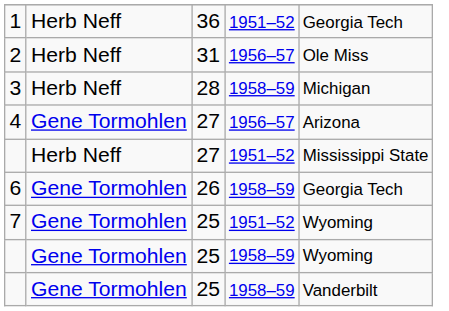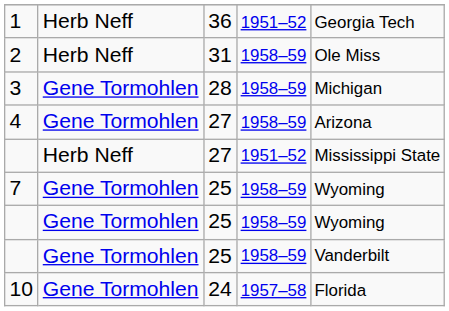(262, 55) 1956–57 -> (274, 55) 1958–59
(76, 88) Herb Neff -> (121, 88) Gene Tormohlen
(262, 122) 1956–57 -> (274, 122) 1958–59
- row: (15, 188)
(262, 222) 1951–52 -> (274, 189) 1958–59
+ row: (21, 289)
